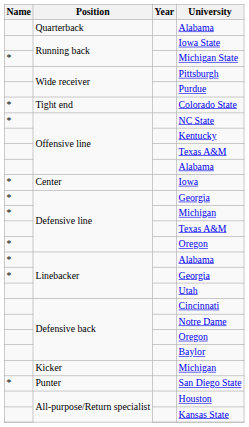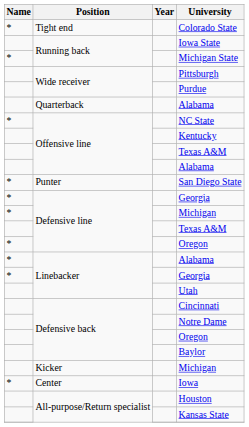rows swapped: (60, 27) <-> (54, 105)
rows swapped: (48, 182) <-> (48, 383)
